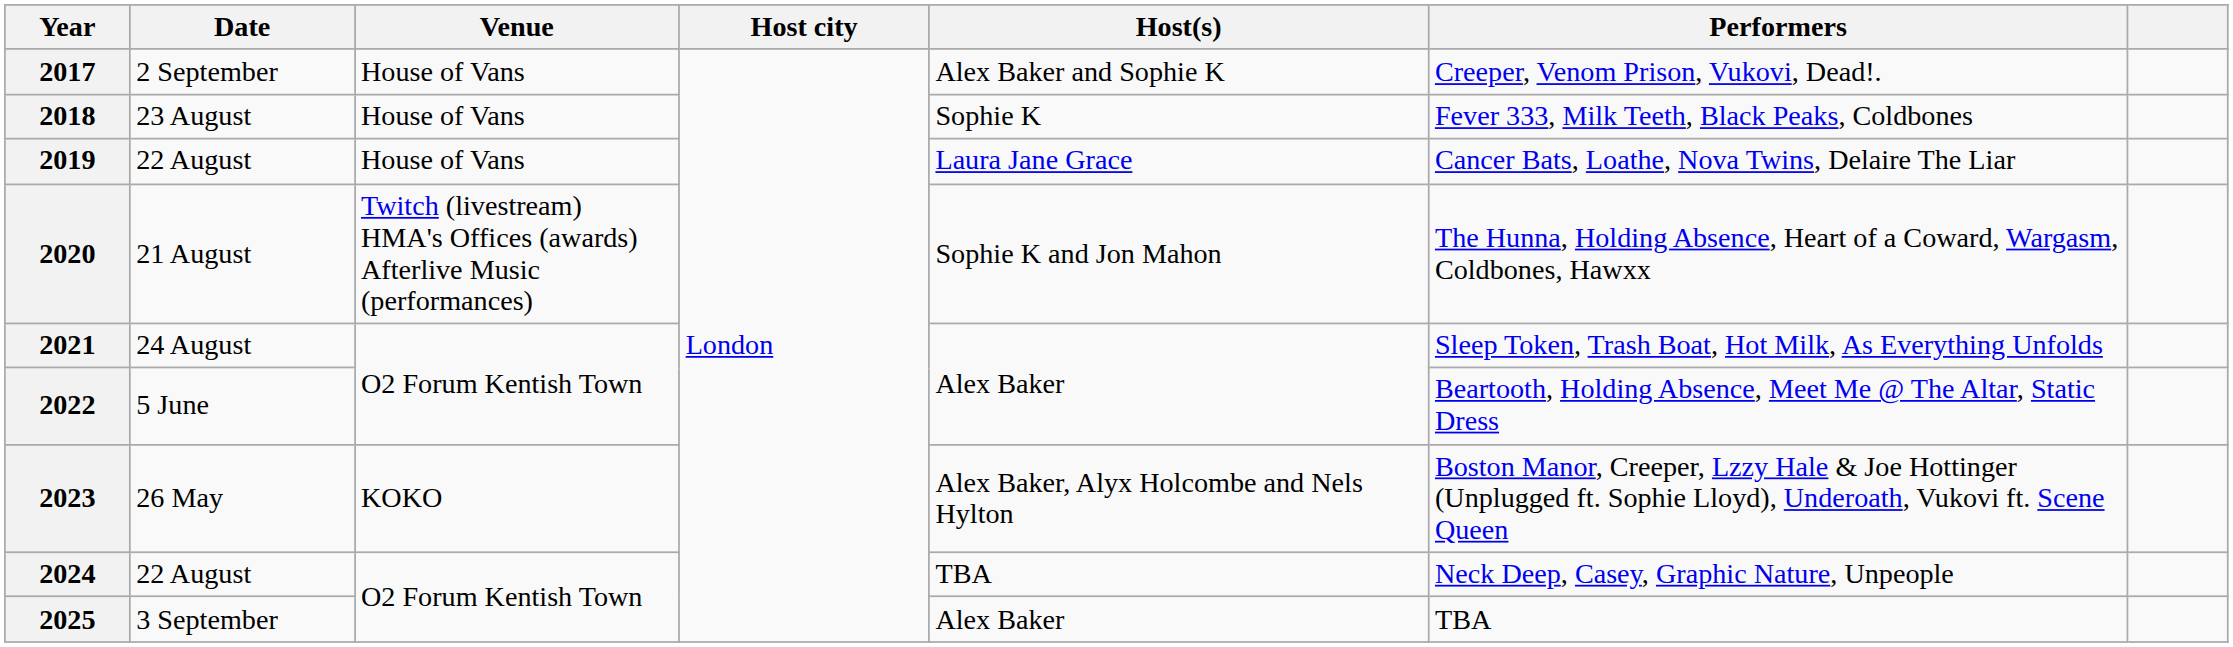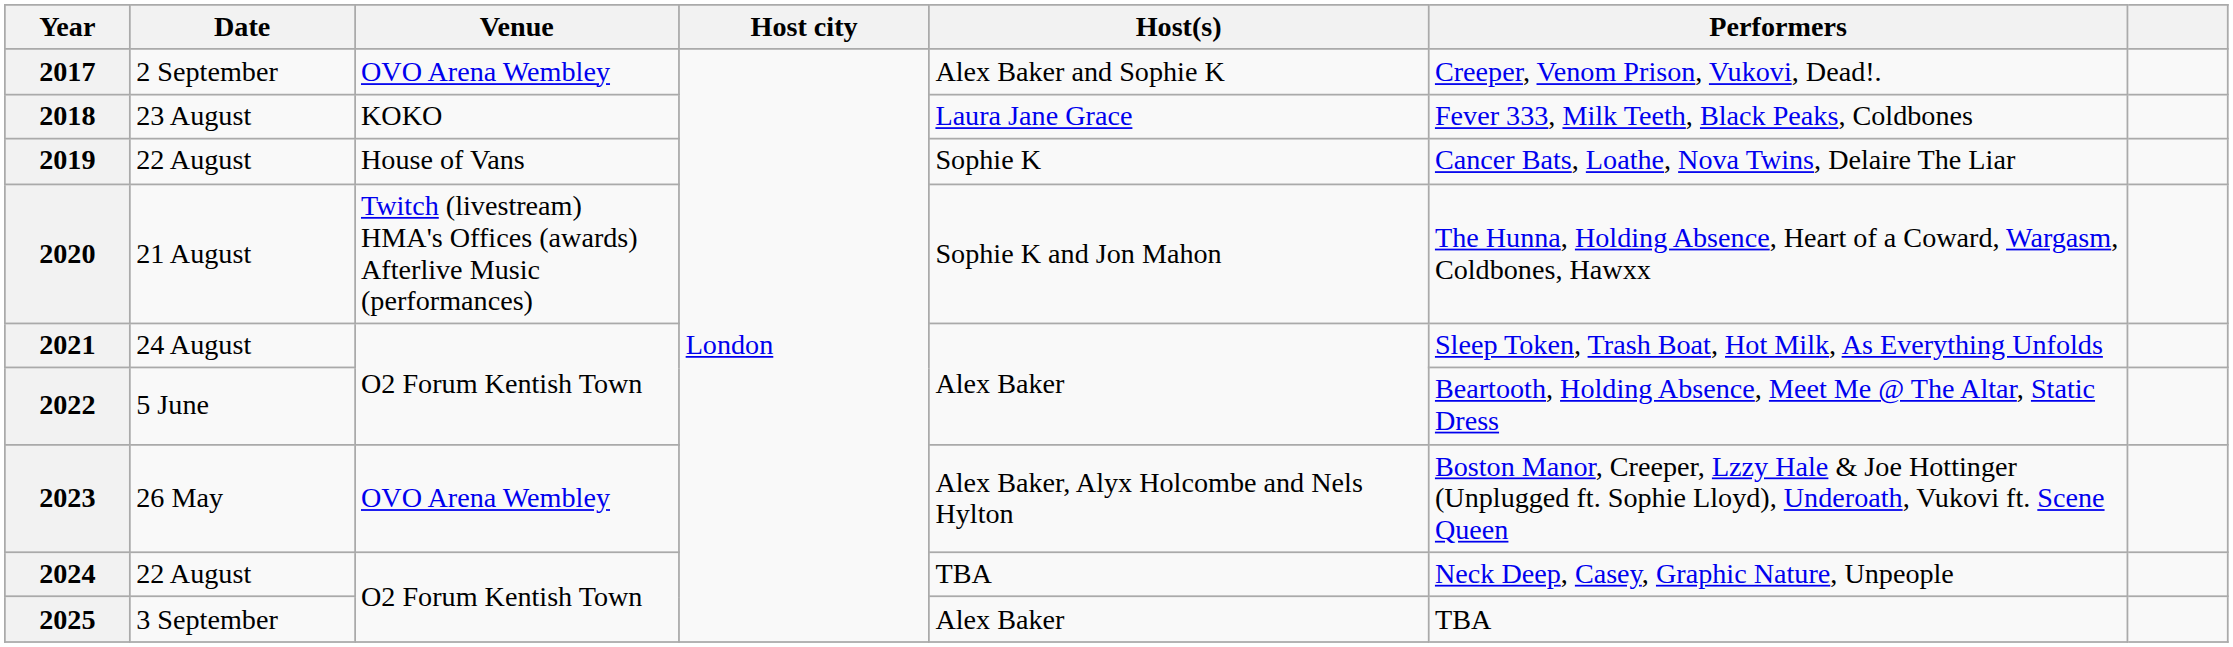(443, 71) House of Vans -> (485, 71) OVO Arena Wembley
(443, 116) House of Vans -> (402, 116) KOKO
(988, 116) Sophie K -> (1034, 116) Laura Jane Grace
(1034, 160) Laura Jane Grace -> (988, 160) Sophie K
(402, 497) KOKO -> (485, 497) OVO Arena Wembley
